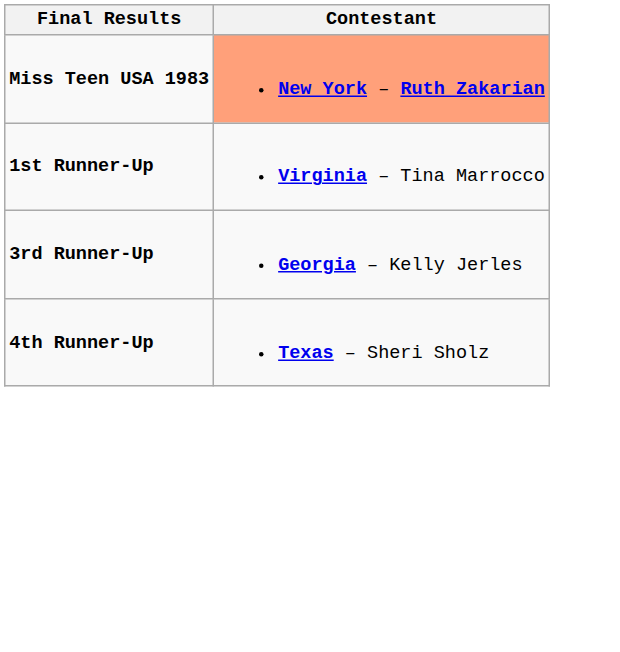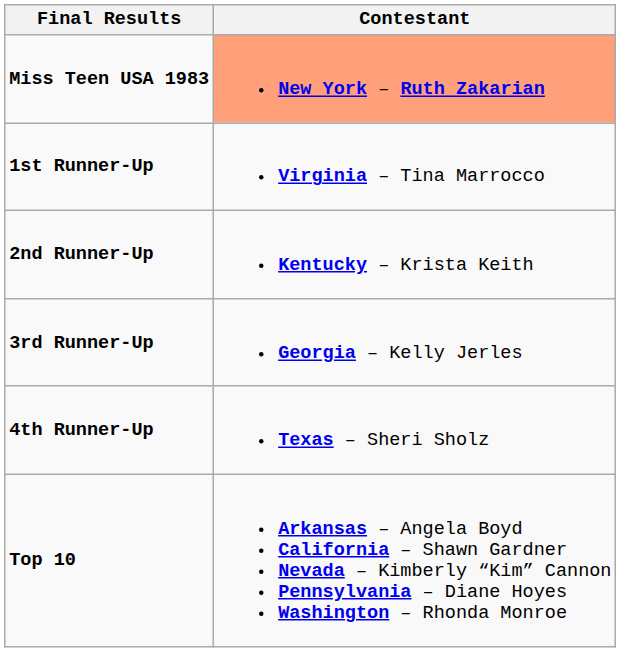+ row: (81, 255)
+ row: (43, 561)
